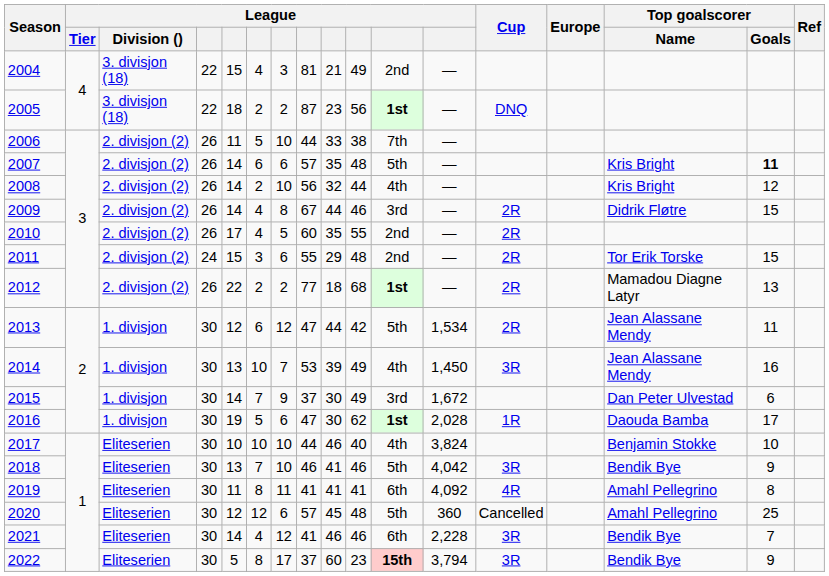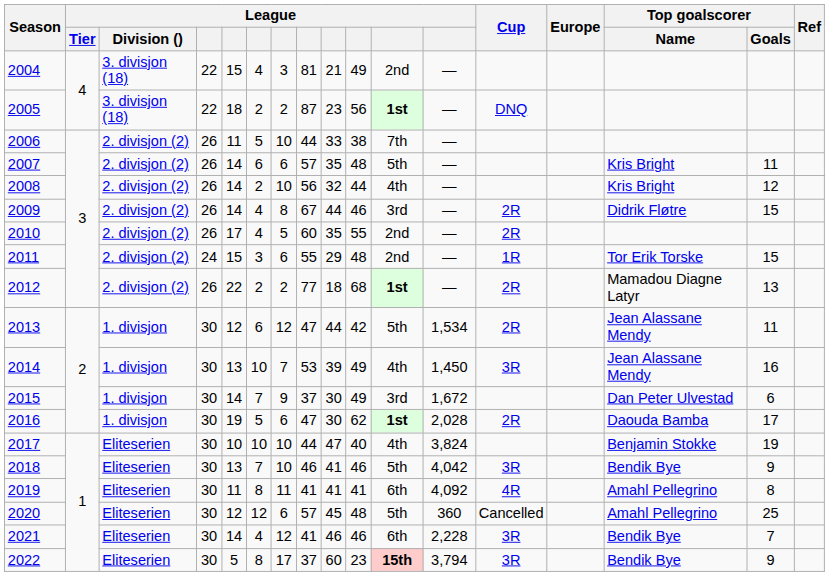(771, 164) bold -> (771, 164) normal
(511, 256) 2R -> (511, 256) 1R
(511, 421) 1R -> (511, 421) 2R
(334, 444) 46 -> (334, 444) 47
(771, 444) 10 -> (771, 444) 19
